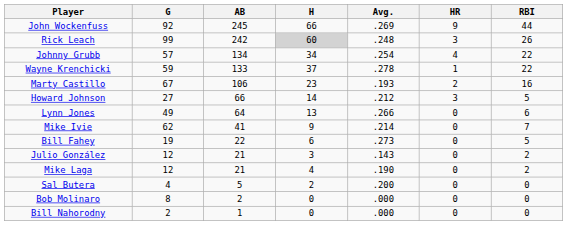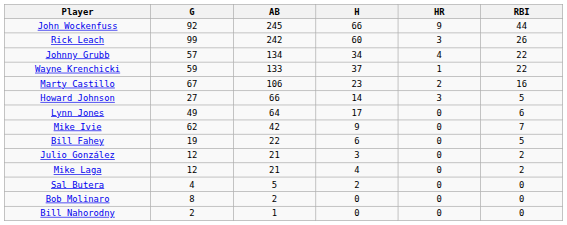- column: (383, 12)
(312, 40) lightgrey background -> (357, 40) no background
(312, 112) 13 -> (357, 112) 17
(240, 127) 41 -> (274, 127) 42
